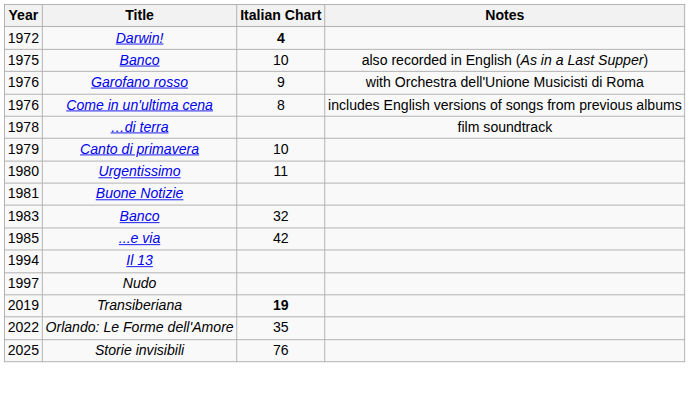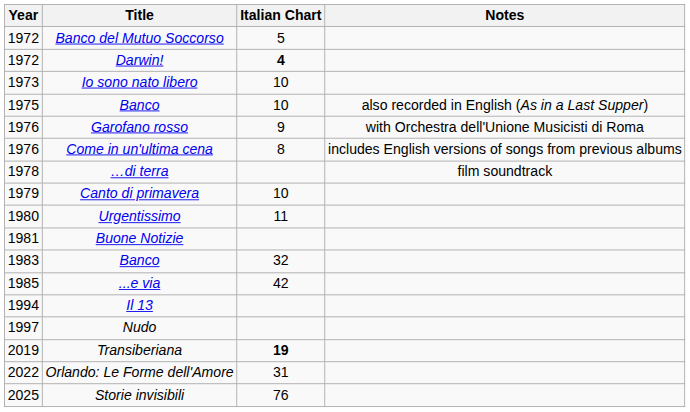+ row: (23, 37)
+ row: (23, 82)
(281, 328) 35 -> (281, 372) 31
